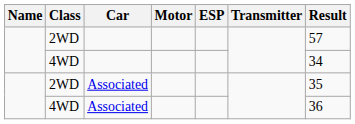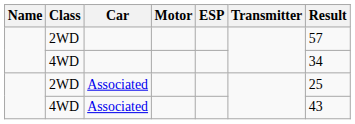(316, 84) 35 -> (316, 84) 25
(316, 107) 36 -> (316, 107) 43
